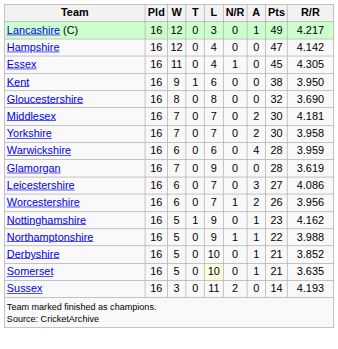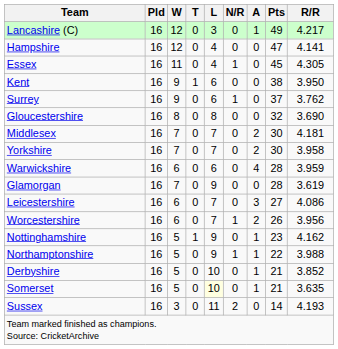(310, 47) 4.142 -> (310, 47) 4.141
+ row: (23, 99)
